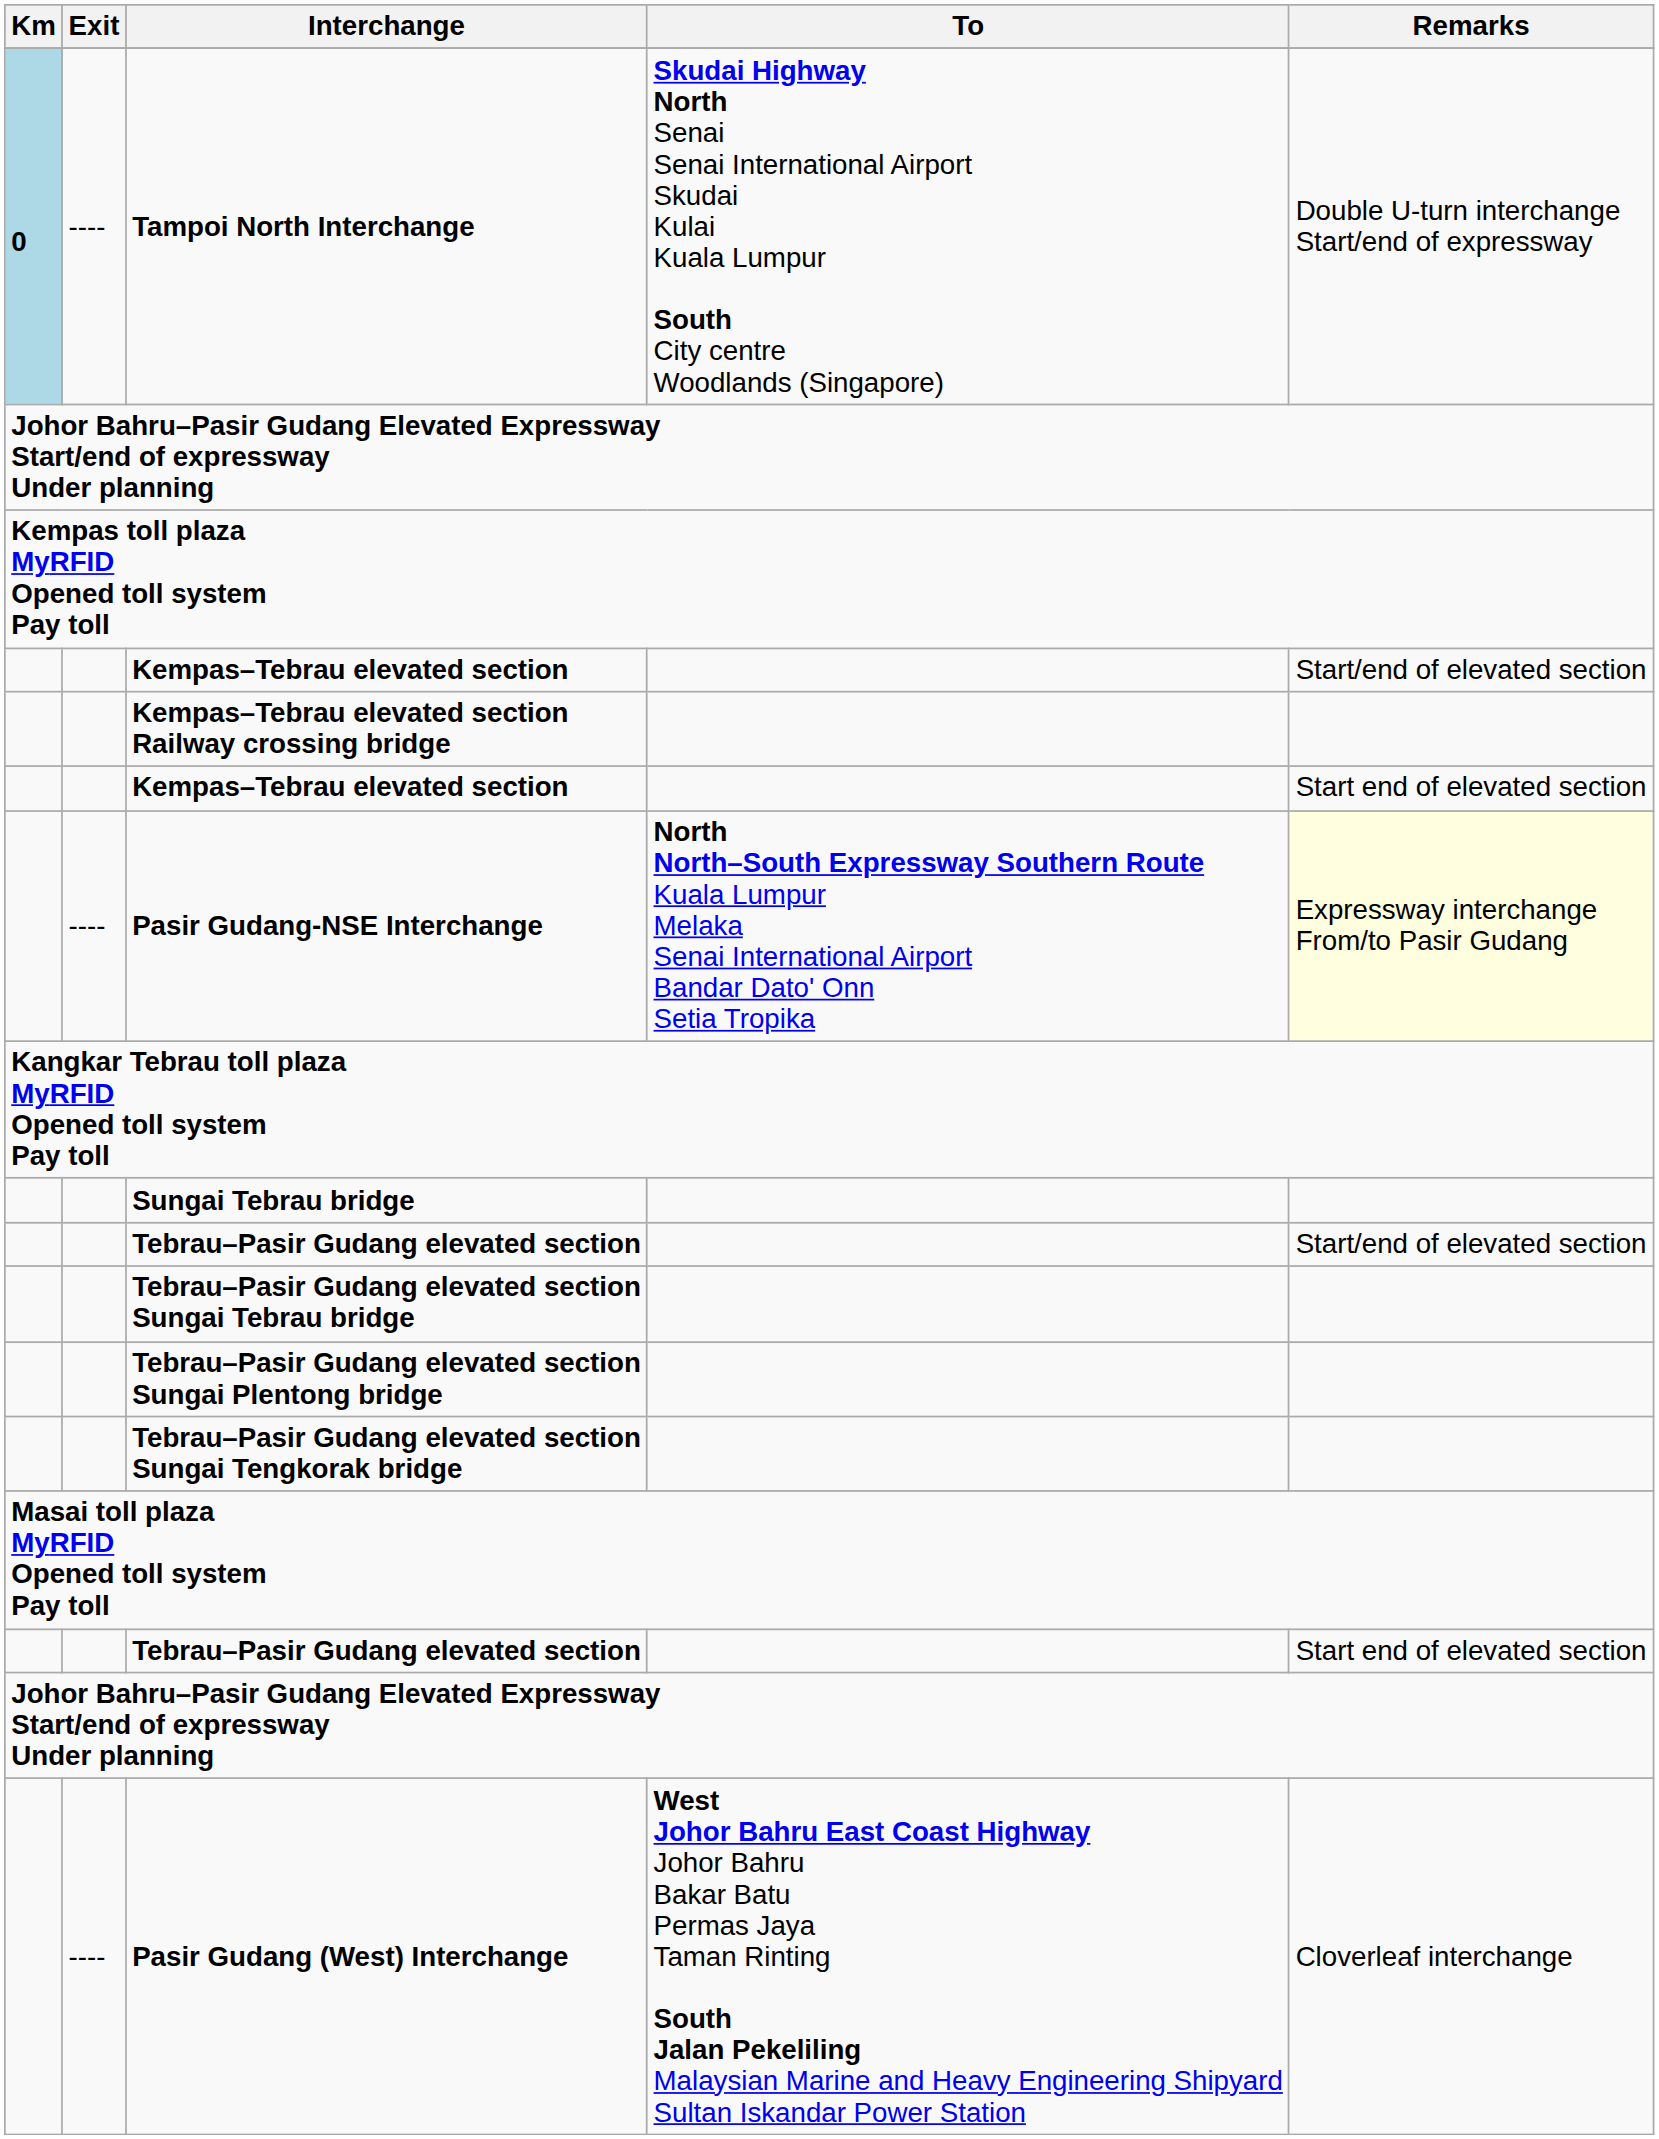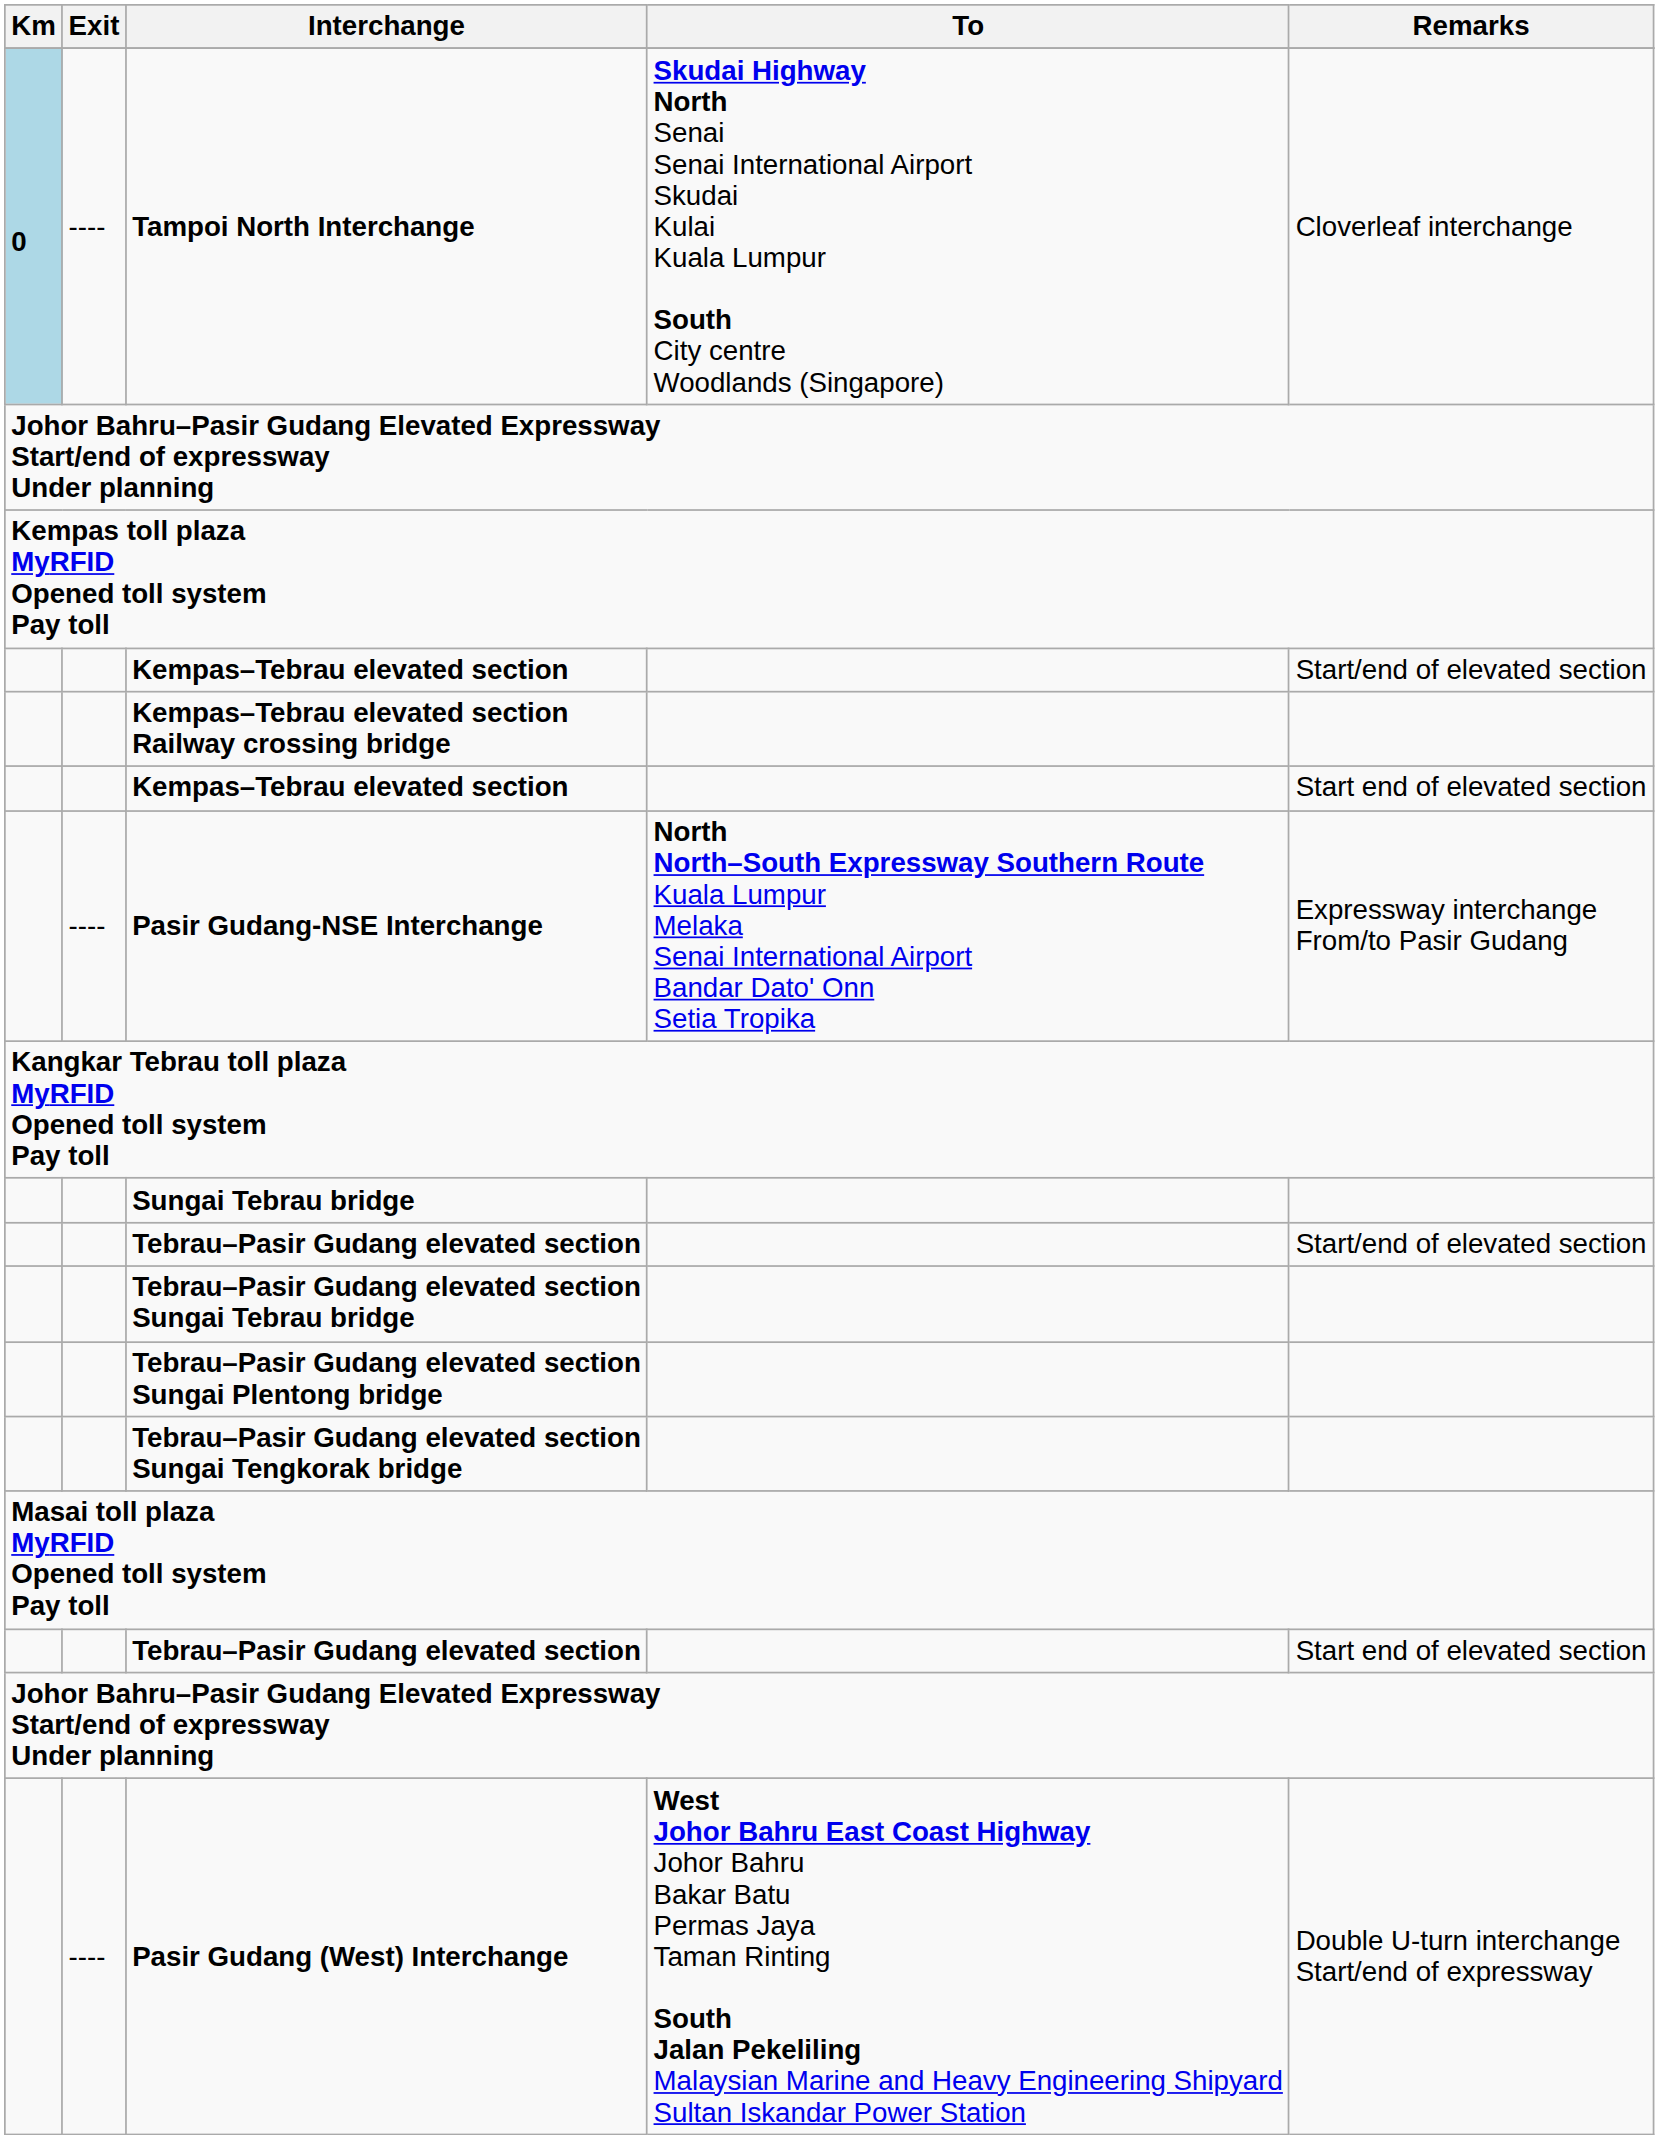(1458, 226) Double U-turn interchange Start/end of expressway -> (1434, 226) Cloverleaf interchange
(1446, 925) lightyellow background -> (1446, 925) no background
(1434, 1956) Cloverleaf interchange -> (1458, 1956) Double U-turn interchange Start/end of expressway
